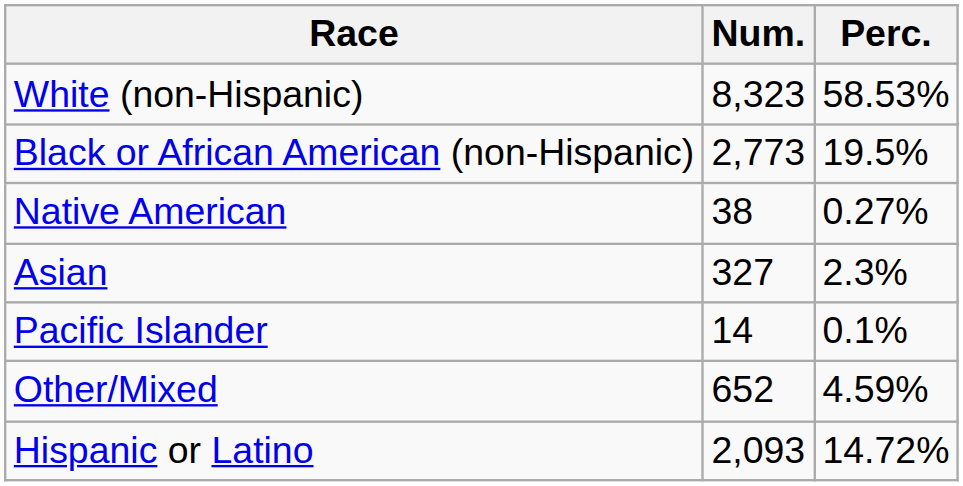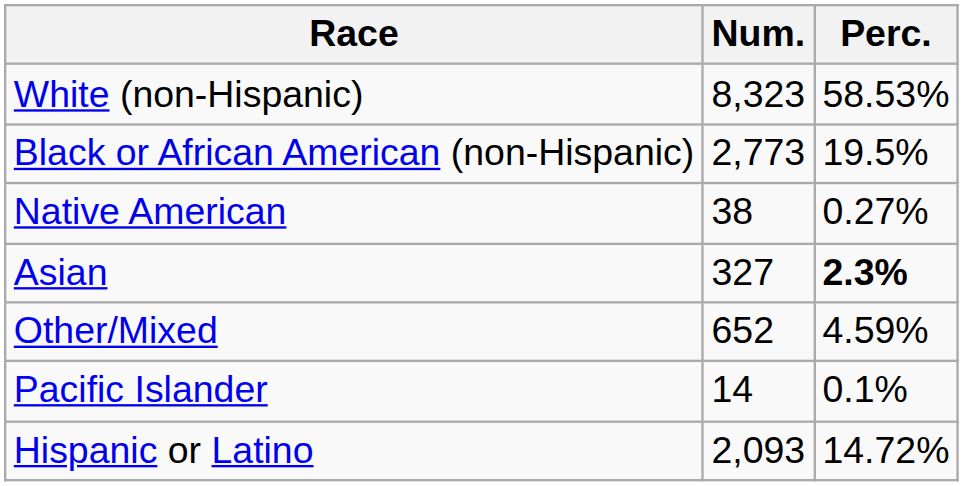(865, 271) normal -> (865, 271) bold
rows swapped: (141, 331) <-> (116, 390)
